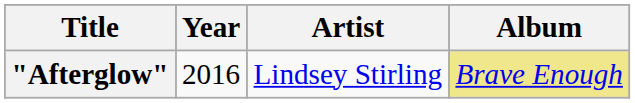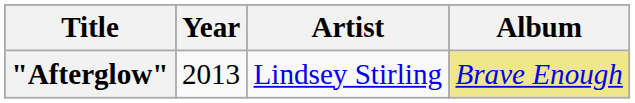(211, 73) 2016 -> (211, 73) 2013
